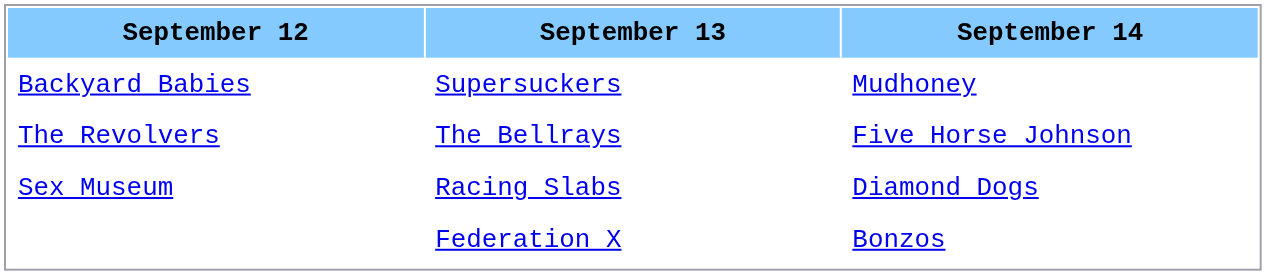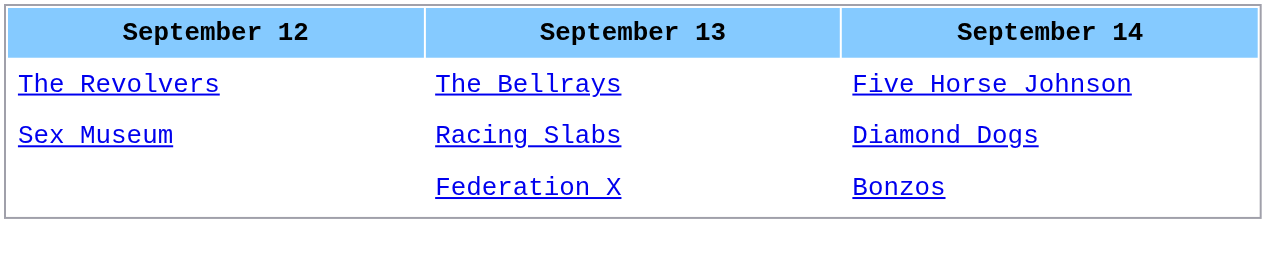- row: (134, 85)
